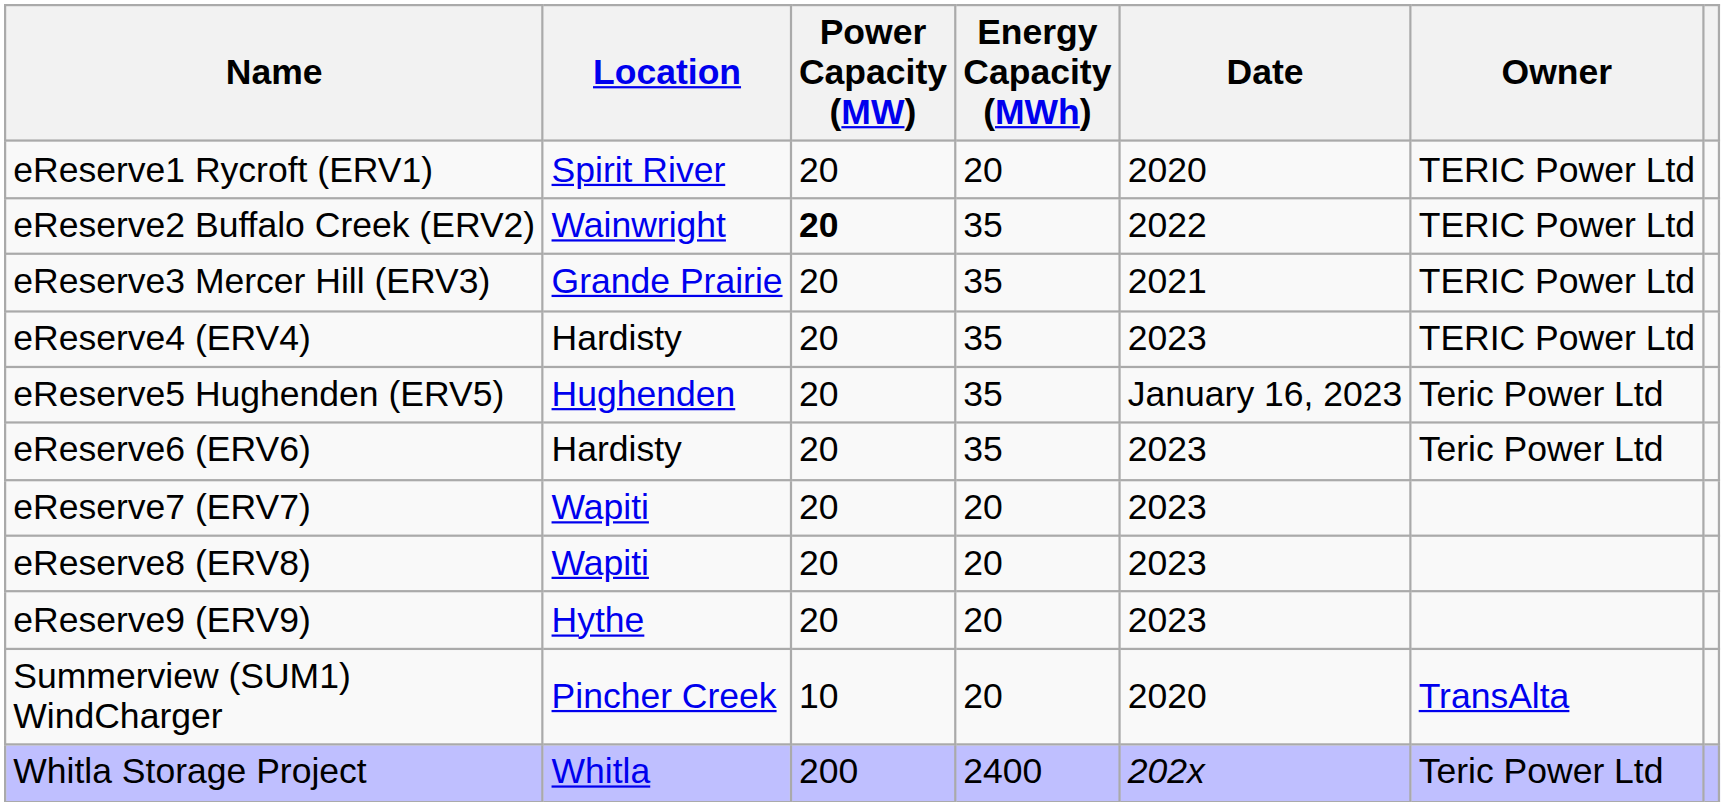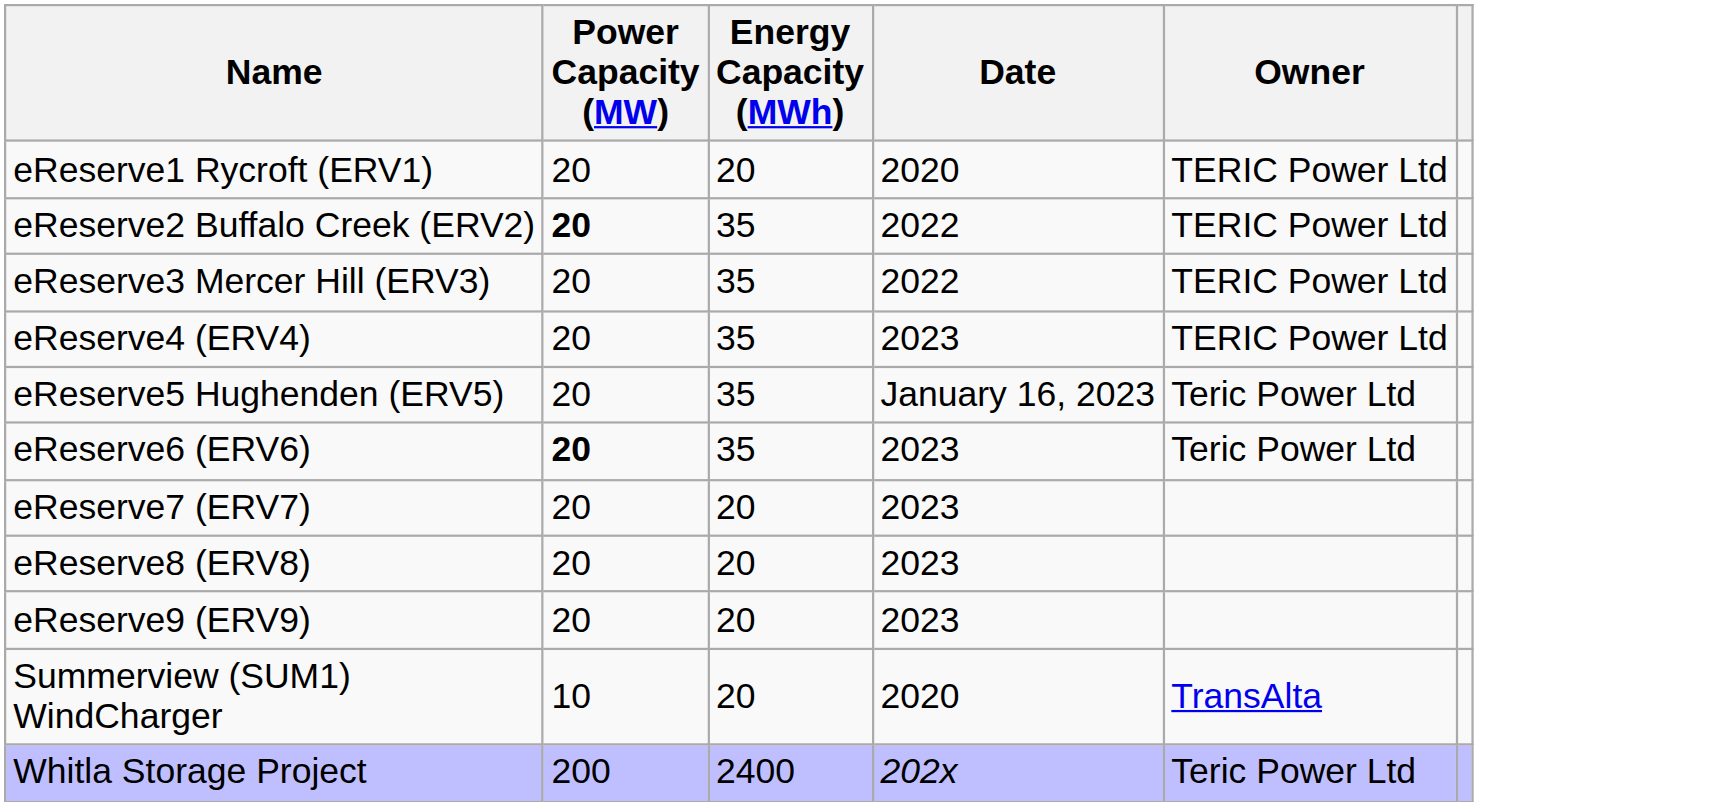- column: (667, 72)
(1167, 281) 2021 -> (920, 281) 2022
(819, 450) normal -> (571, 450) bold
